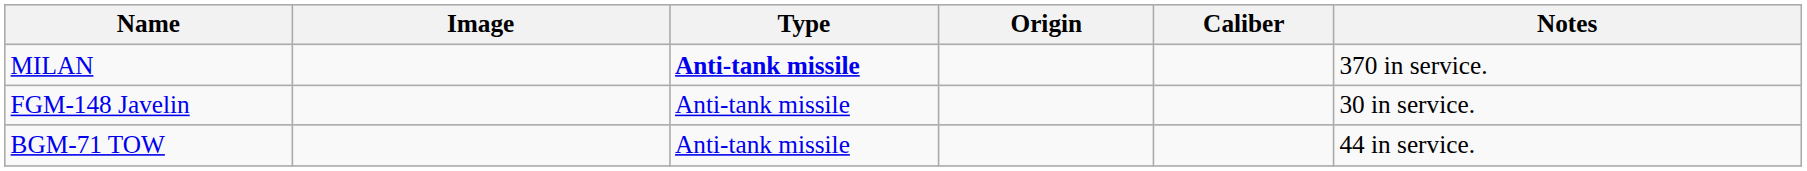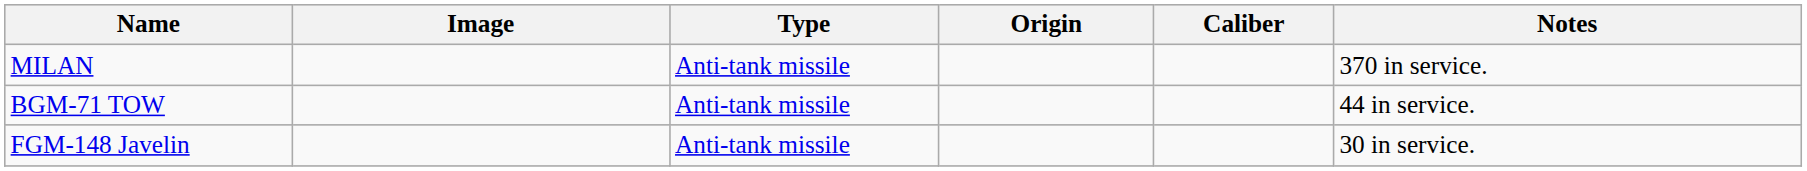(767, 64) bold -> (762, 64) normal
rows swapped: (88, 144) <-> (100, 104)
